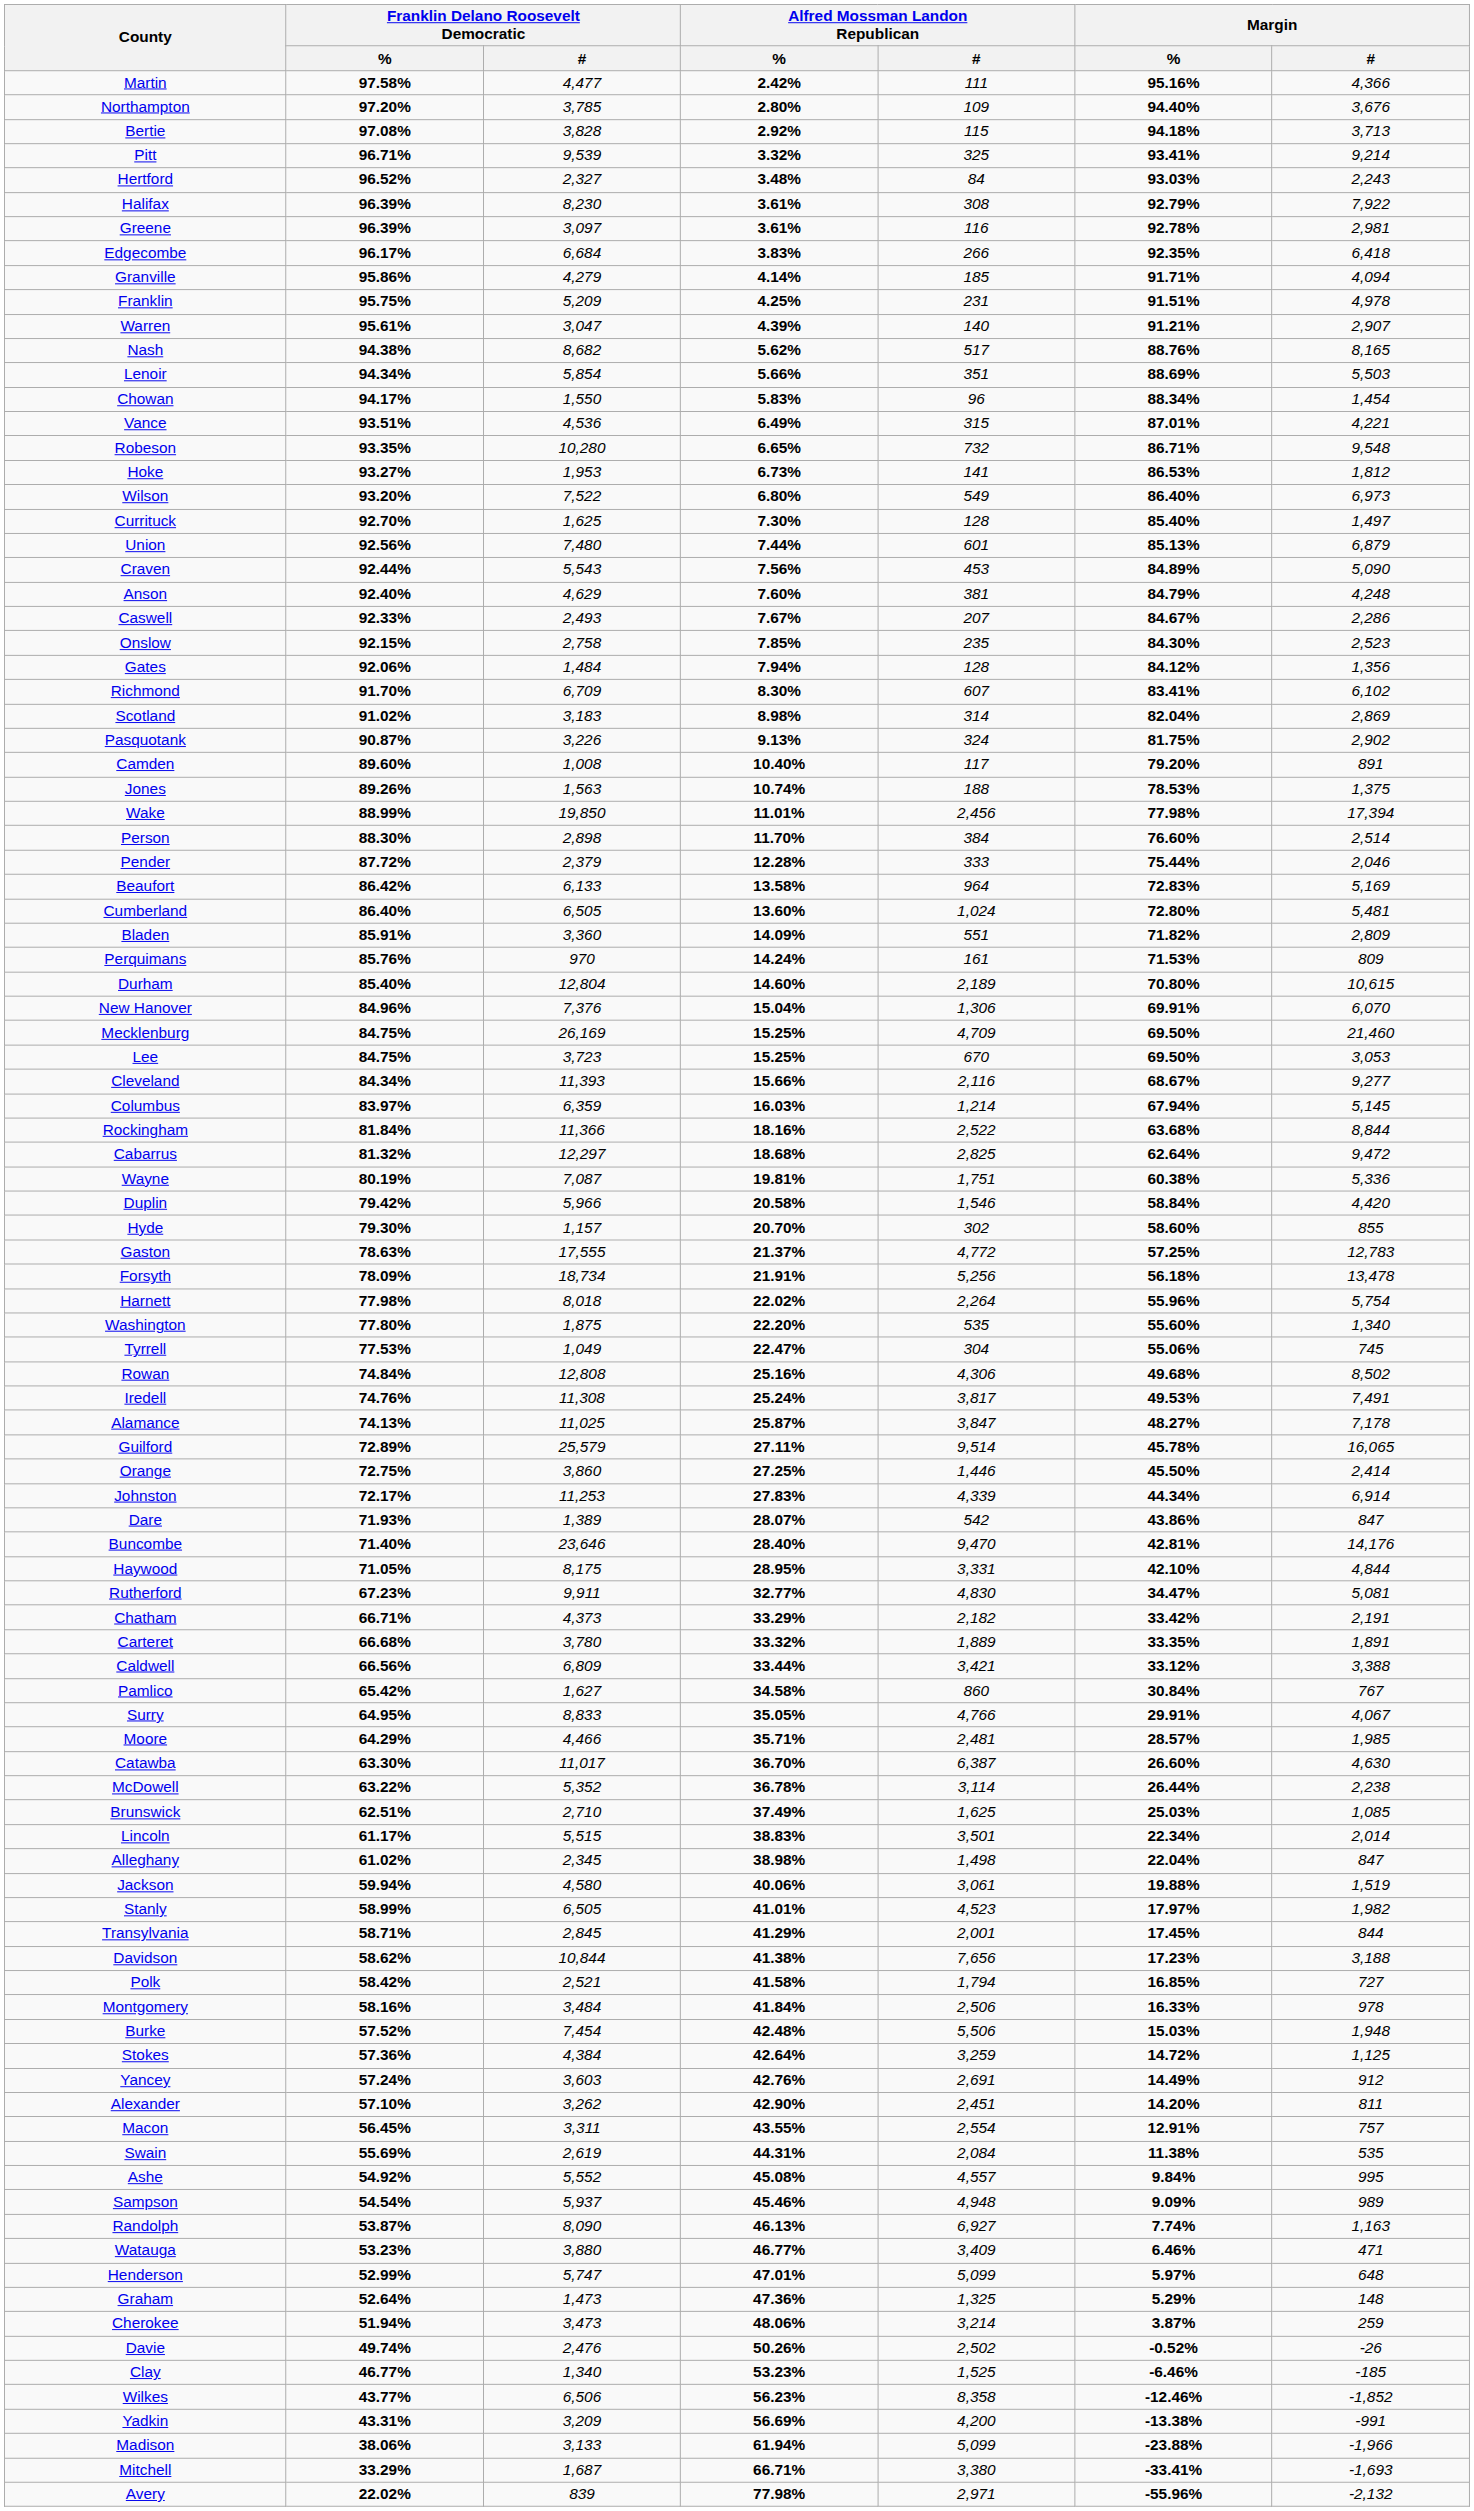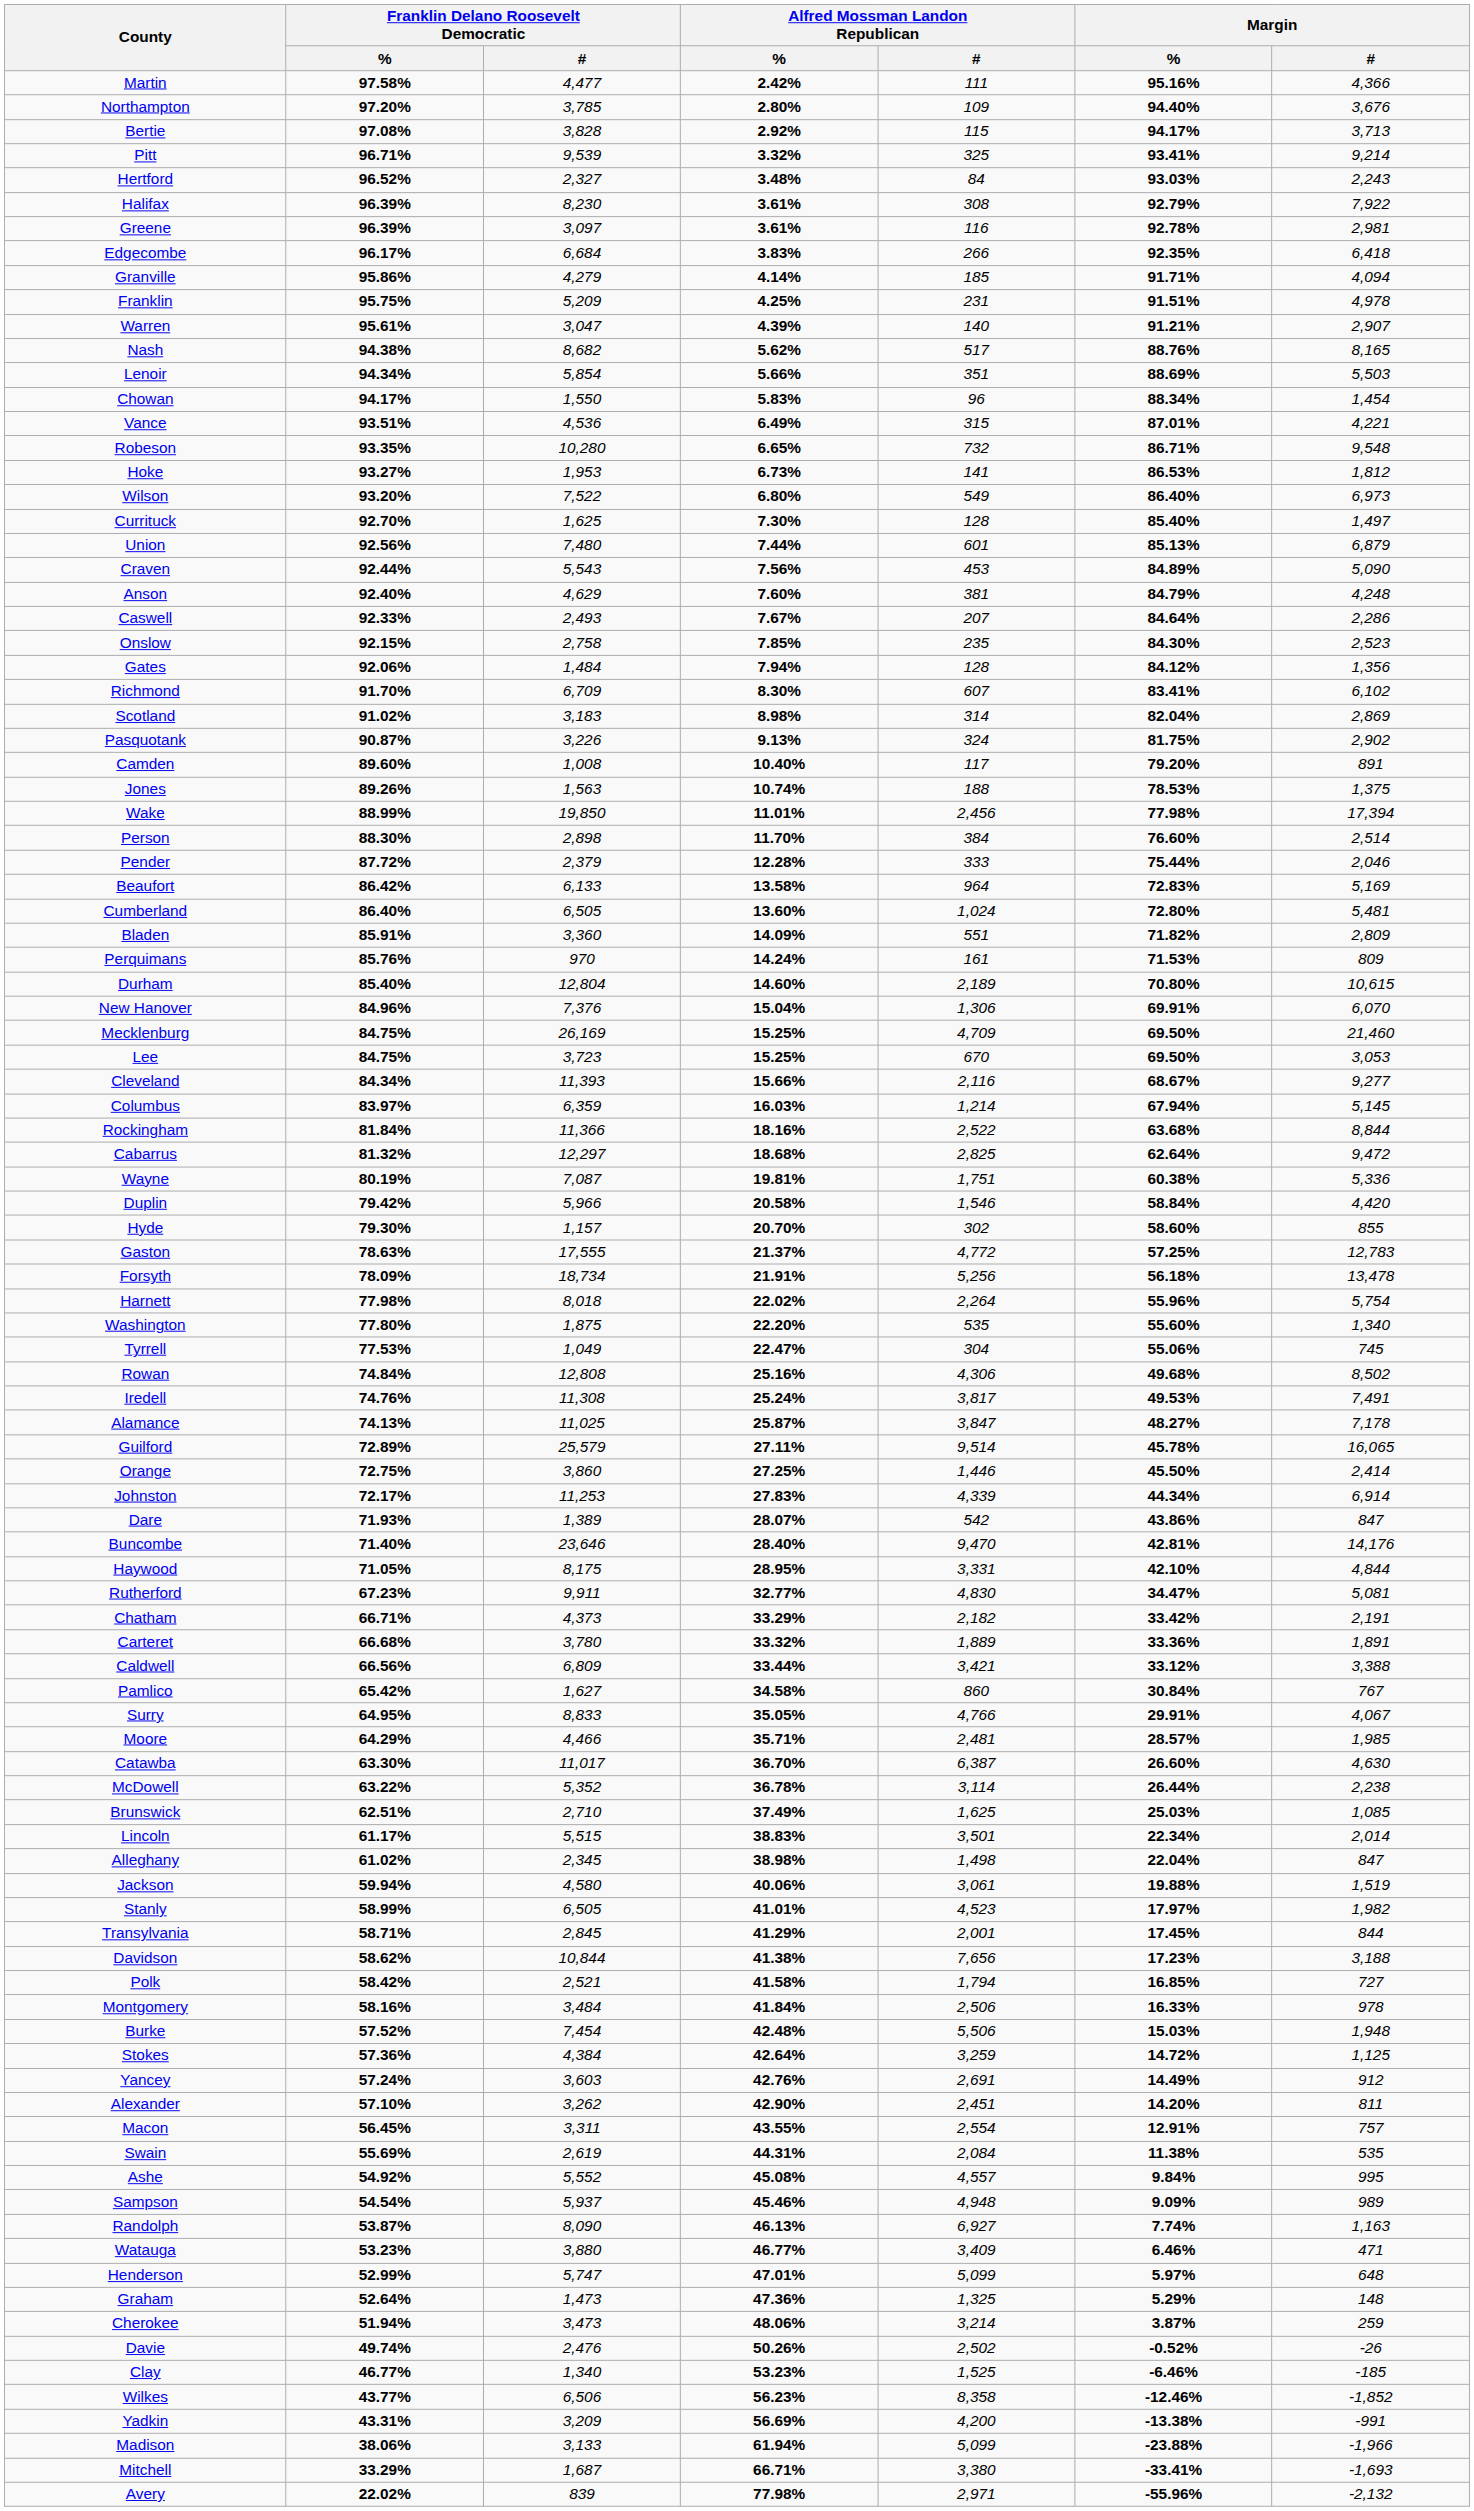(1174, 131) 94.18% -> (1174, 131) 94.17%
(1174, 618) 84.67% -> (1174, 618) 84.64%
(1174, 1641) 33.35% -> (1174, 1641) 33.36%
